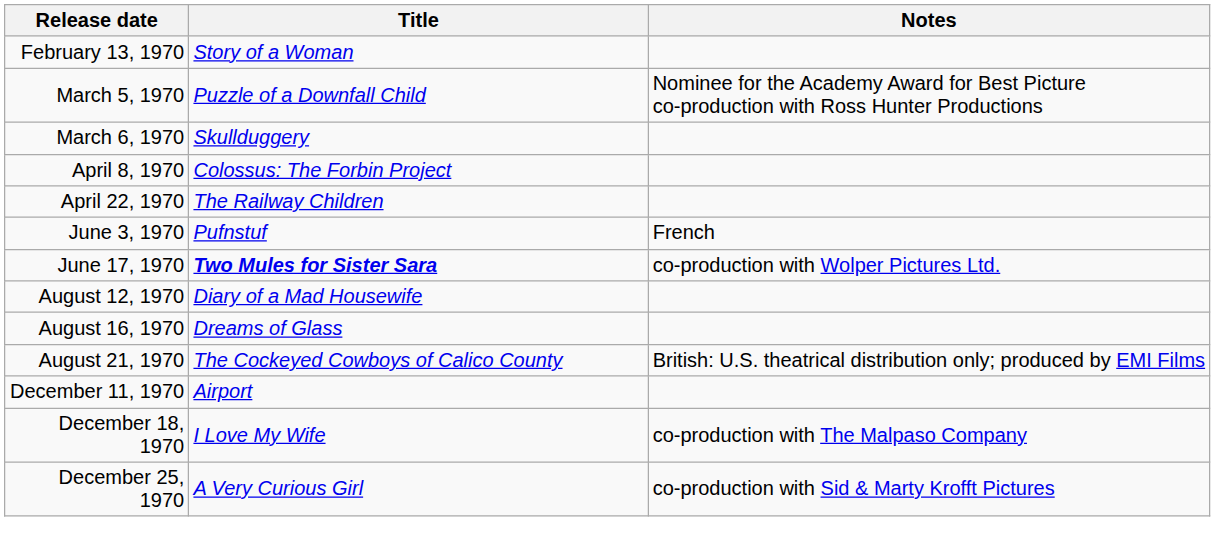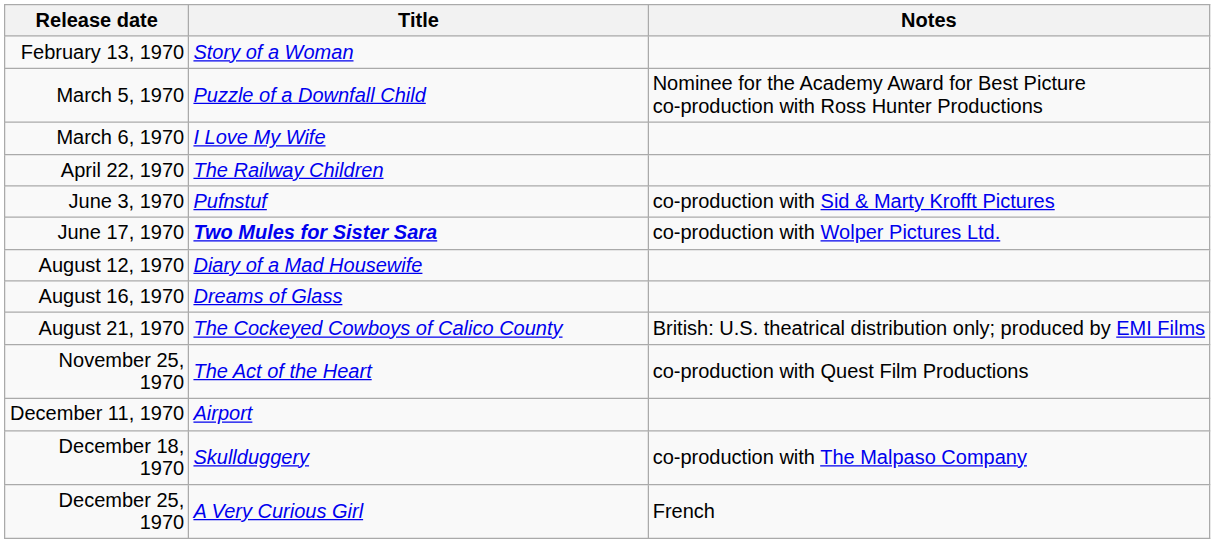(251, 138) Skullduggery -> (259, 138) I Love My Wife
- row: (128, 169)
(684, 233) French -> (854, 201) co-production with Sid & Marty Krofft Pictures
+ row: (121, 371)
(259, 434) I Love My Wife -> (251, 457) Skullduggery
(854, 488) co-production with Sid & Marty Krofft Pictures -> (684, 511) French
